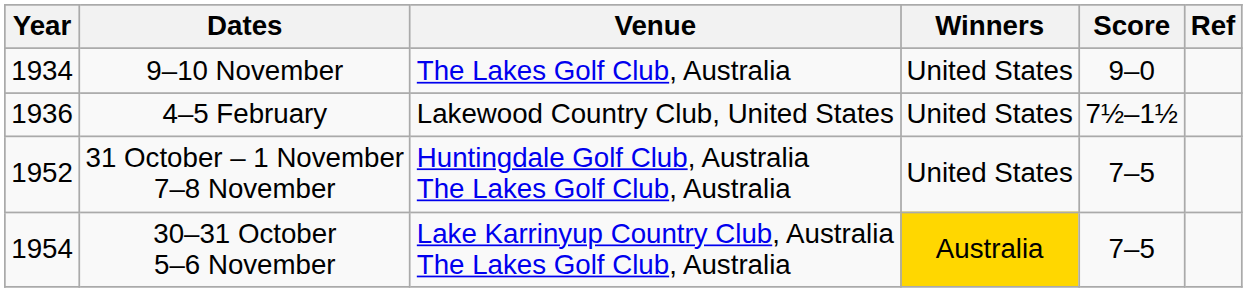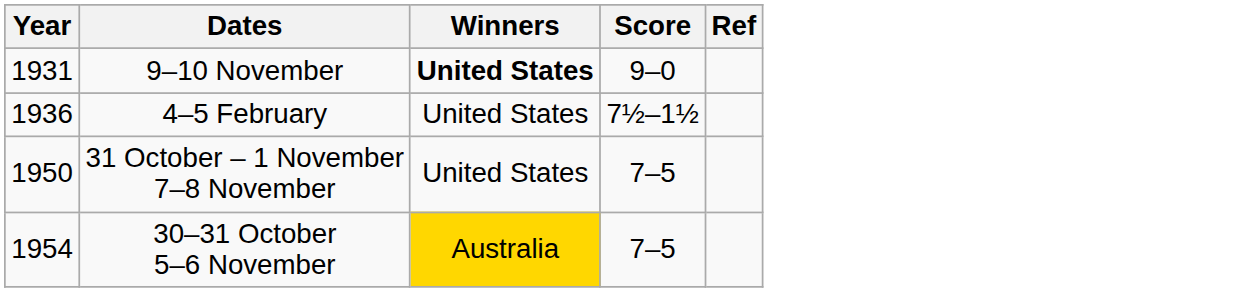- column: (655, 26)
(42, 70) 1934 -> (42, 70) 1931
(990, 70) normal -> (505, 70) bold
(42, 173) 1952 -> (42, 173) 1950
